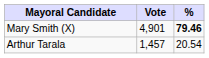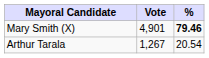(152, 45) 1,457 -> (152, 45) 1,267
